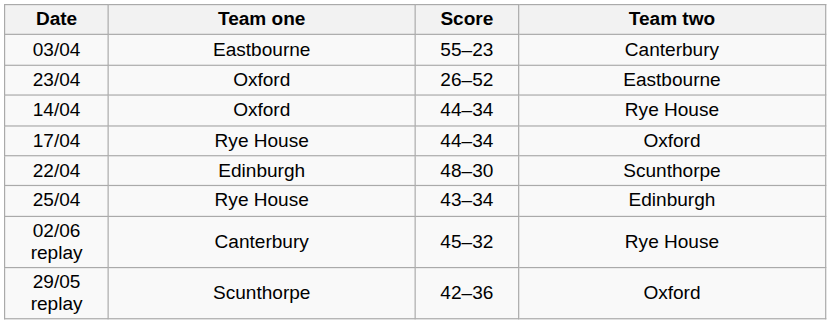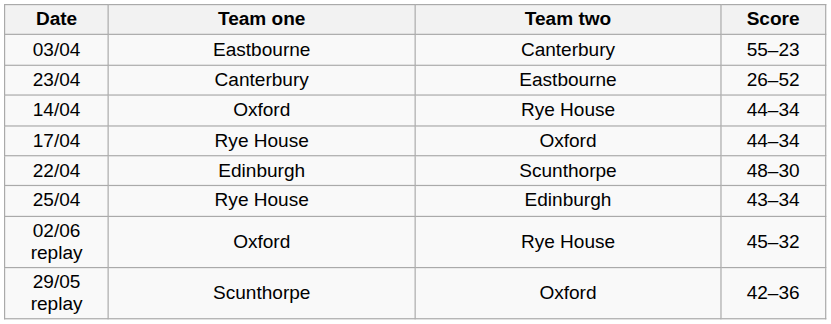columns swapped: (467, 19) <-> (672, 19)
(262, 79) Oxford -> (262, 79) Canterbury
(262, 241) Canterbury -> (262, 241) Oxford
